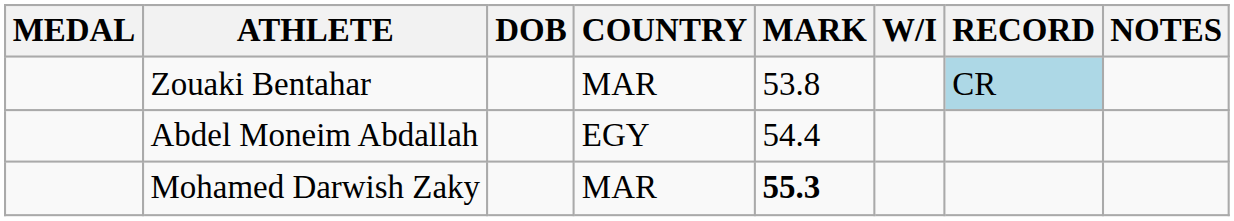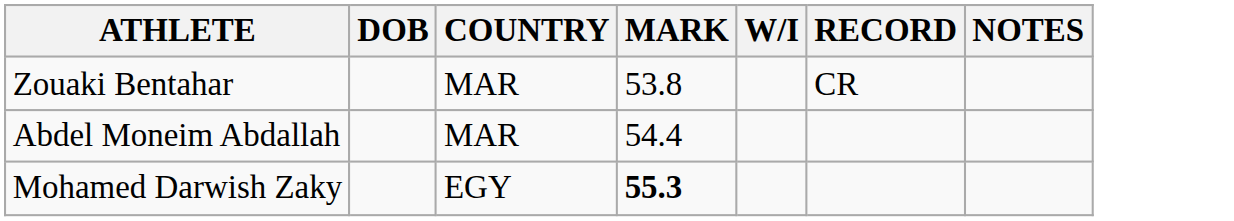- column: (74, 30)
(974, 82) lightblue background -> (836, 82) no background
(616, 135) EGY -> (482, 135) MAR
(619, 187) MAR -> (478, 187) EGY
